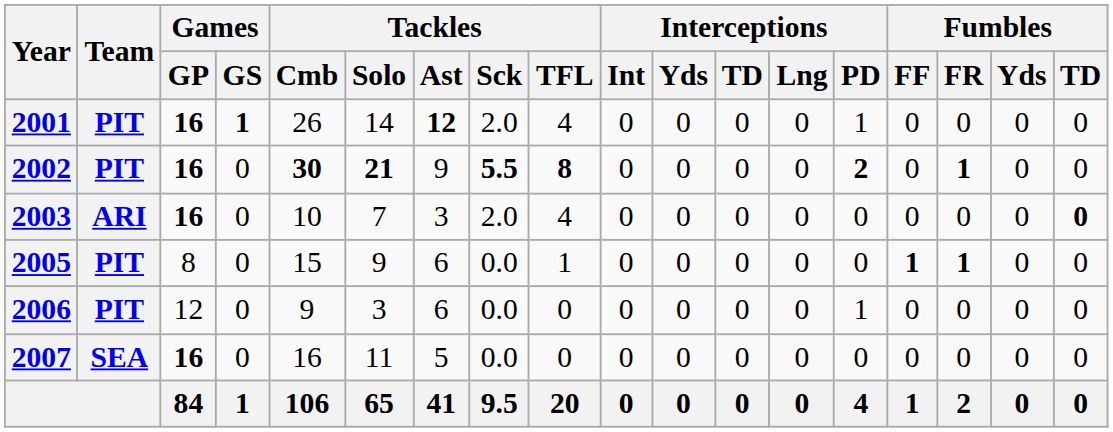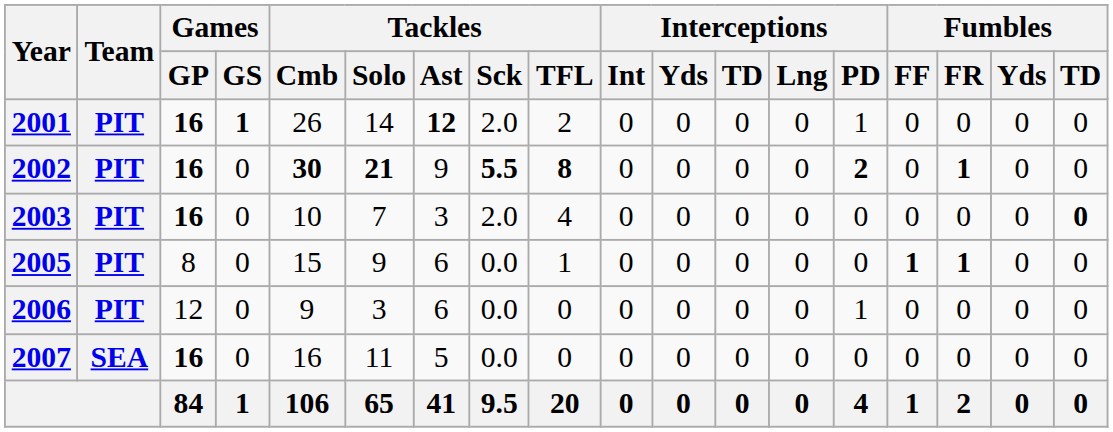(565, 121) 4 -> (565, 121) 2
(119, 215) ARI -> (119, 215) PIT
